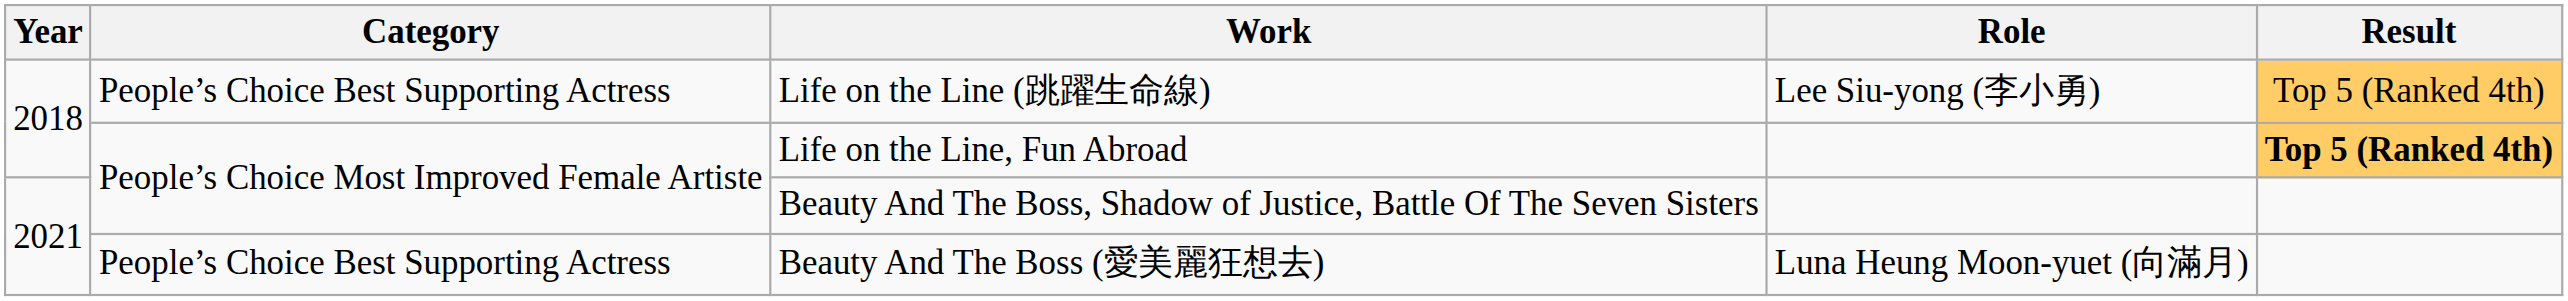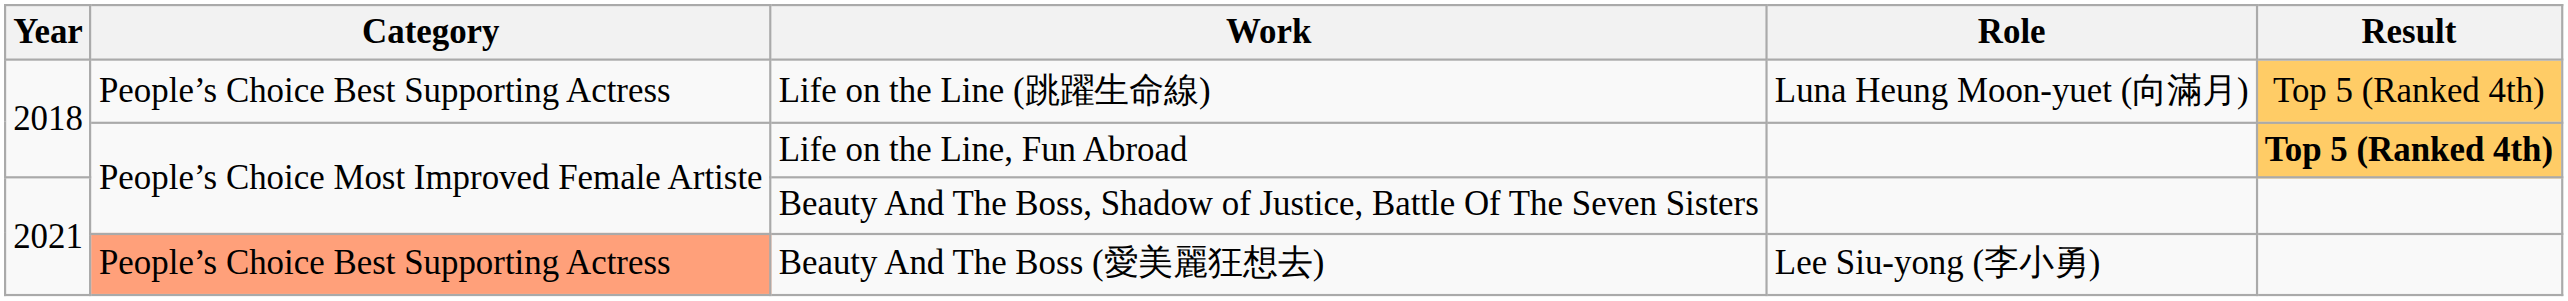(1938, 89) Lee Siu-yong (李小勇) -> (2012, 89) Luna Heung Moon-yuet (向滿月)
(385, 263) no background -> (385, 263) lightsalmon background
(2012, 262) Luna Heung Moon-yuet (向滿月) -> (1938, 262) Lee Siu-yong (李小勇)
